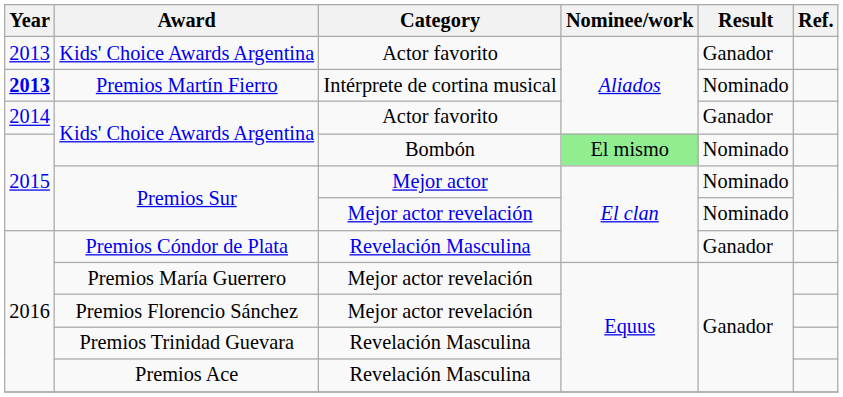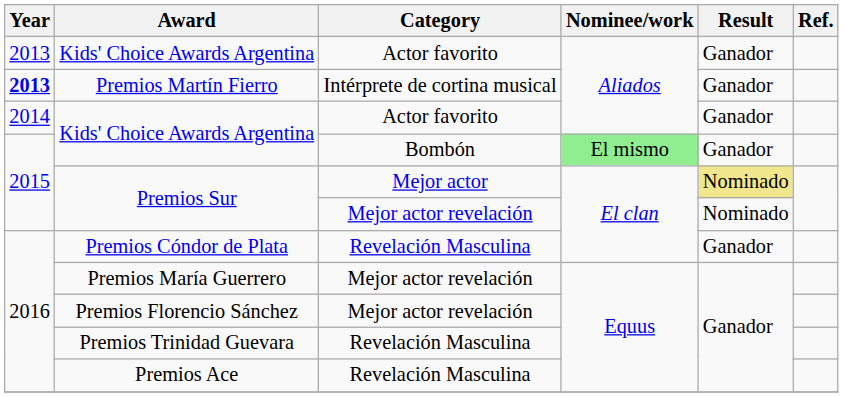(746, 85) Nominado -> (738, 85) Ganador
(746, 149) Nominado -> (738, 149) Ganador
(746, 181) no background -> (746, 181) khaki background
